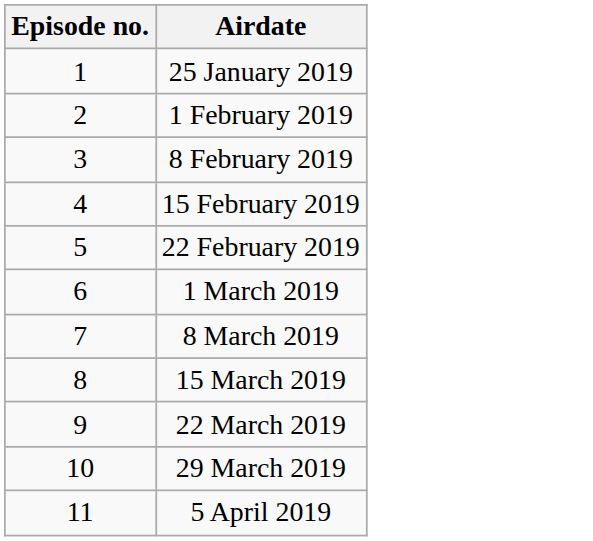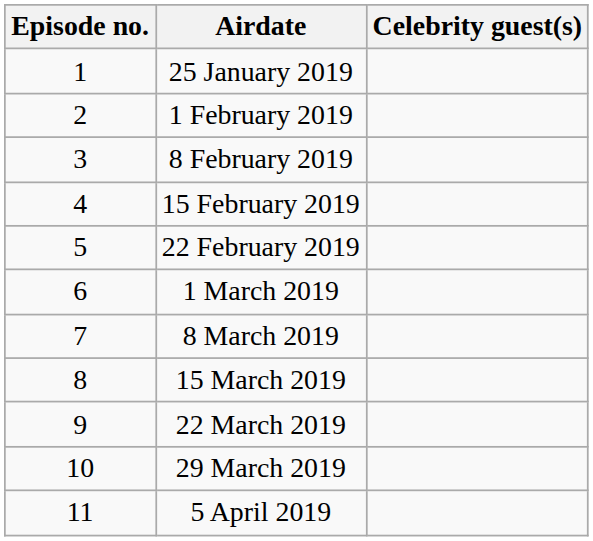+ column: (477, 26)
